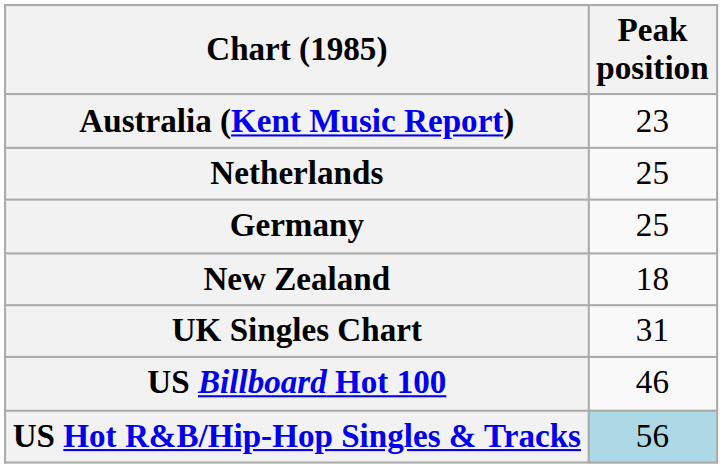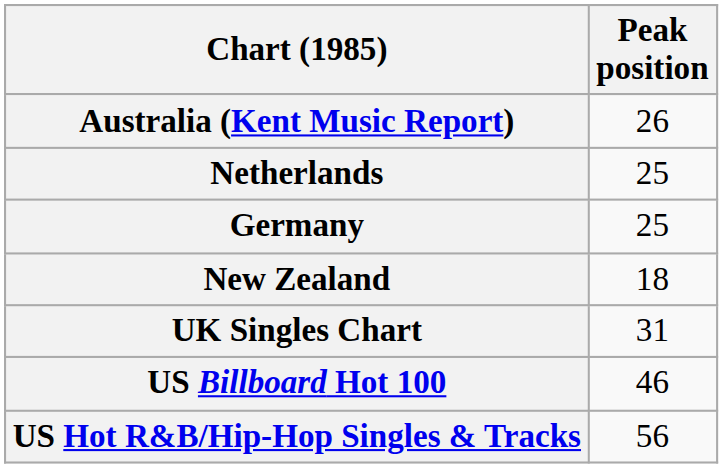(652, 120) 23 -> (652, 120) 26
(652, 435) lightblue background -> (652, 435) no background
